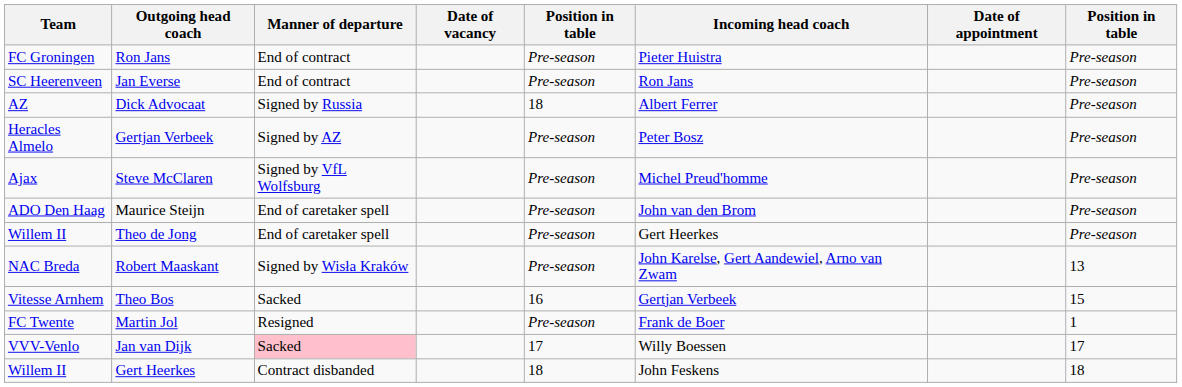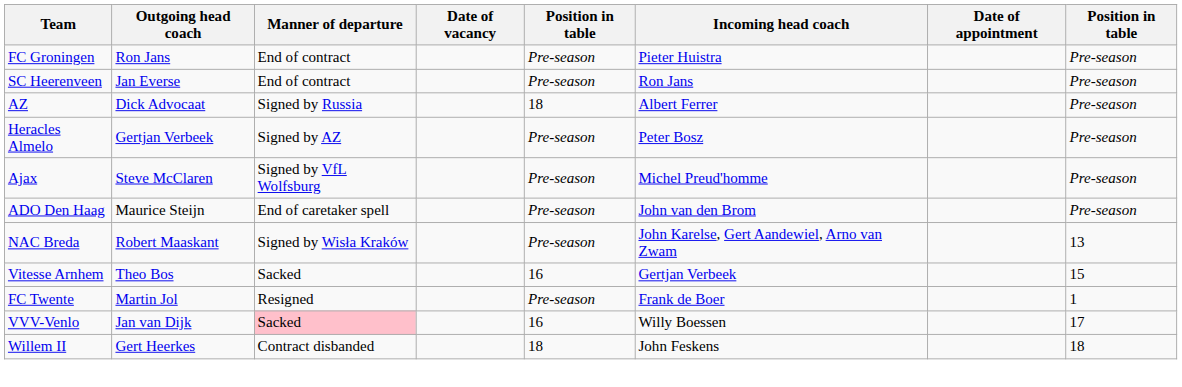- row: (156, 234)
(536, 346) 17 -> (536, 322) 16
